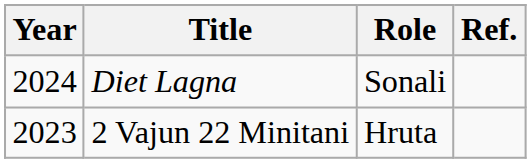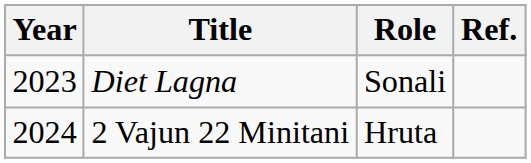(45, 81) 2024 -> (45, 81) 2023
(45, 132) 2023 -> (45, 132) 2024
